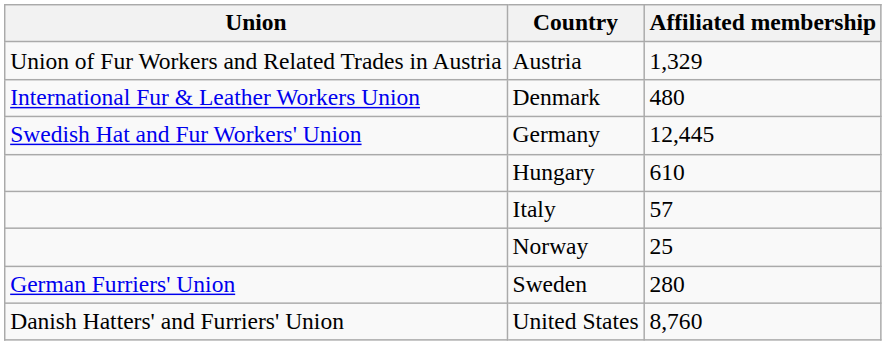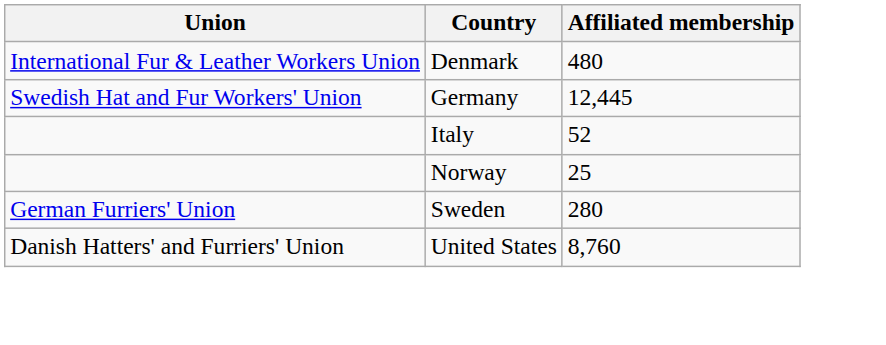- row: (547, 60)
- row: (554, 172)
(661, 209) 57 -> (579, 135) 52
